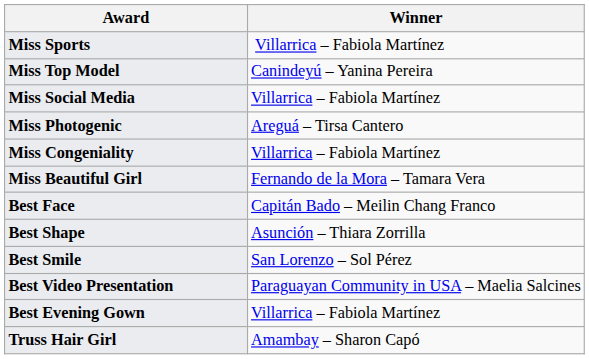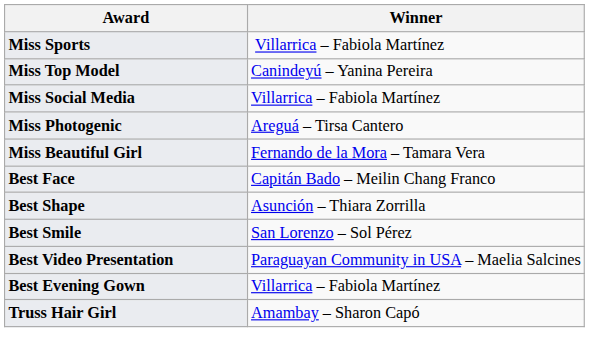- row: (71, 152)
